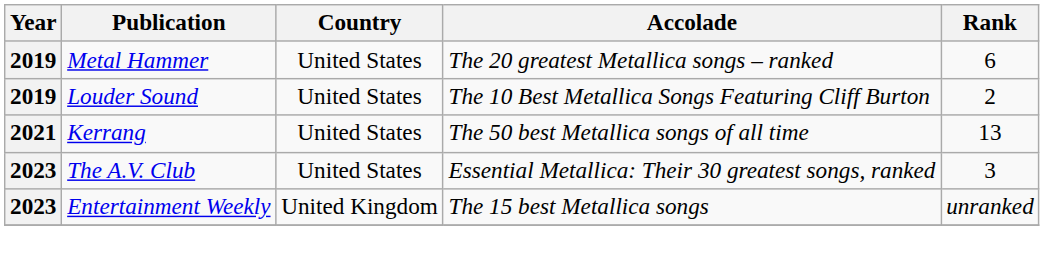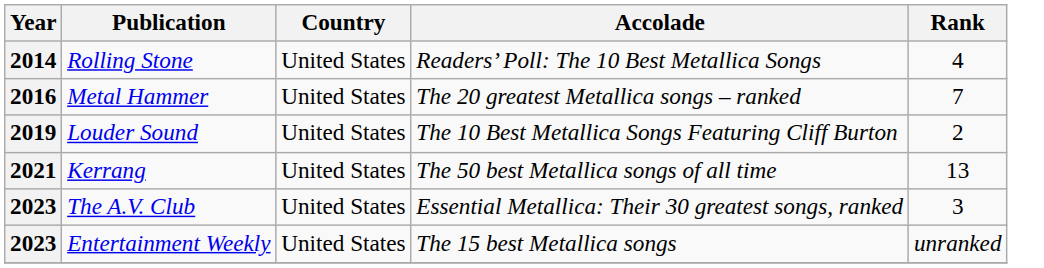+ row: (130, 59)
(33, 59) 2019 -> (33, 96) 2016
(990, 59) 6 -> (958, 96) 7
(360, 206) United Kingdom -> (343, 243) United States
